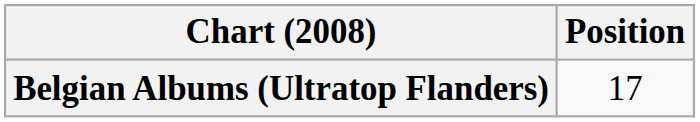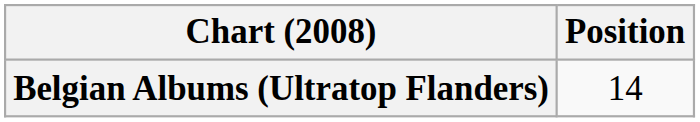(625, 87) 17 -> (625, 87) 14
